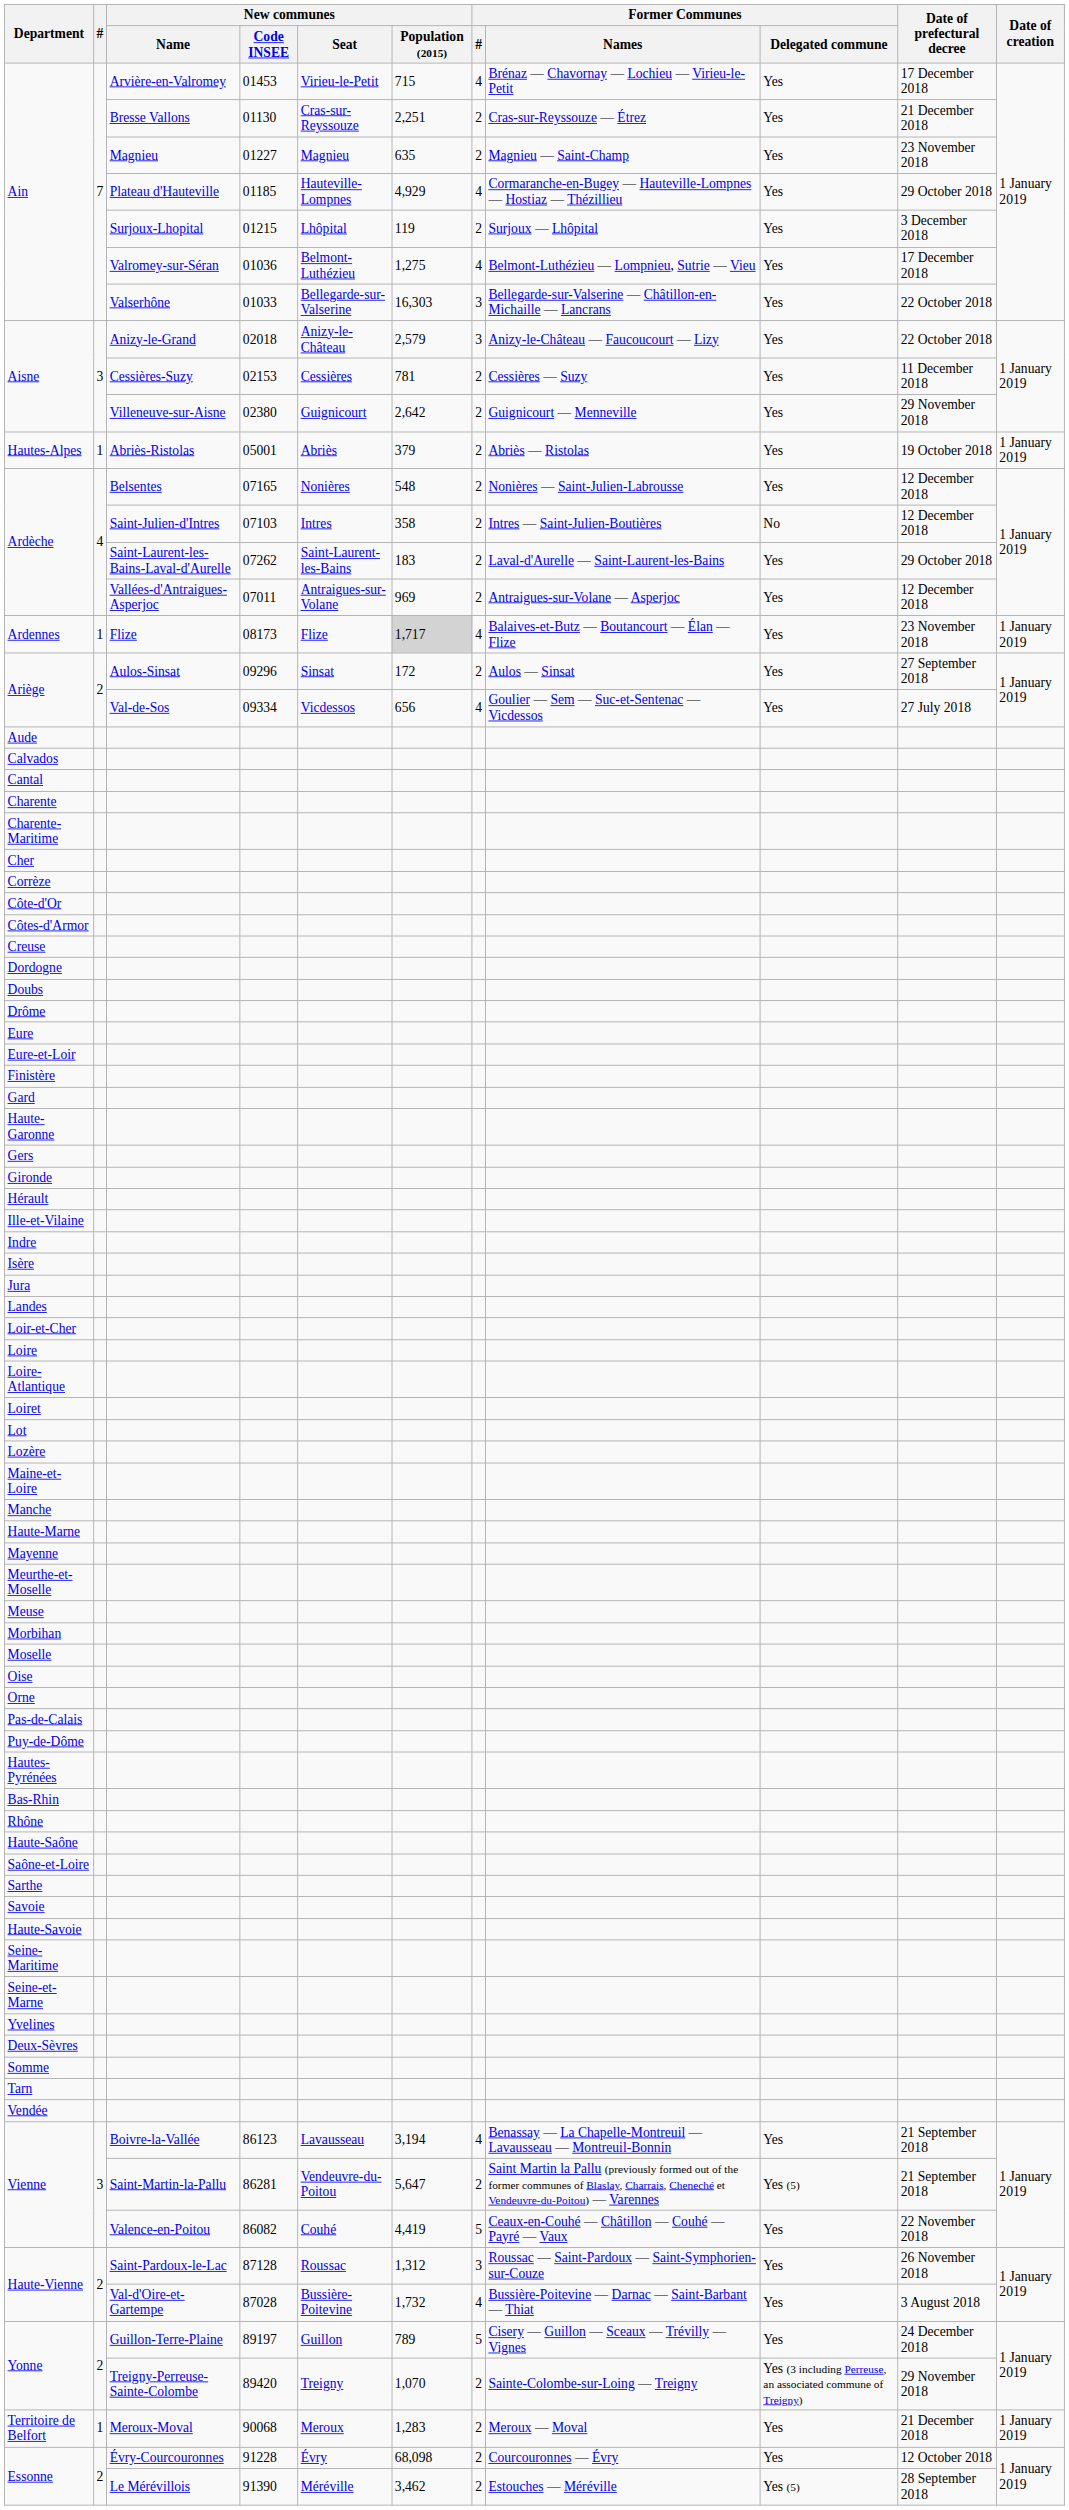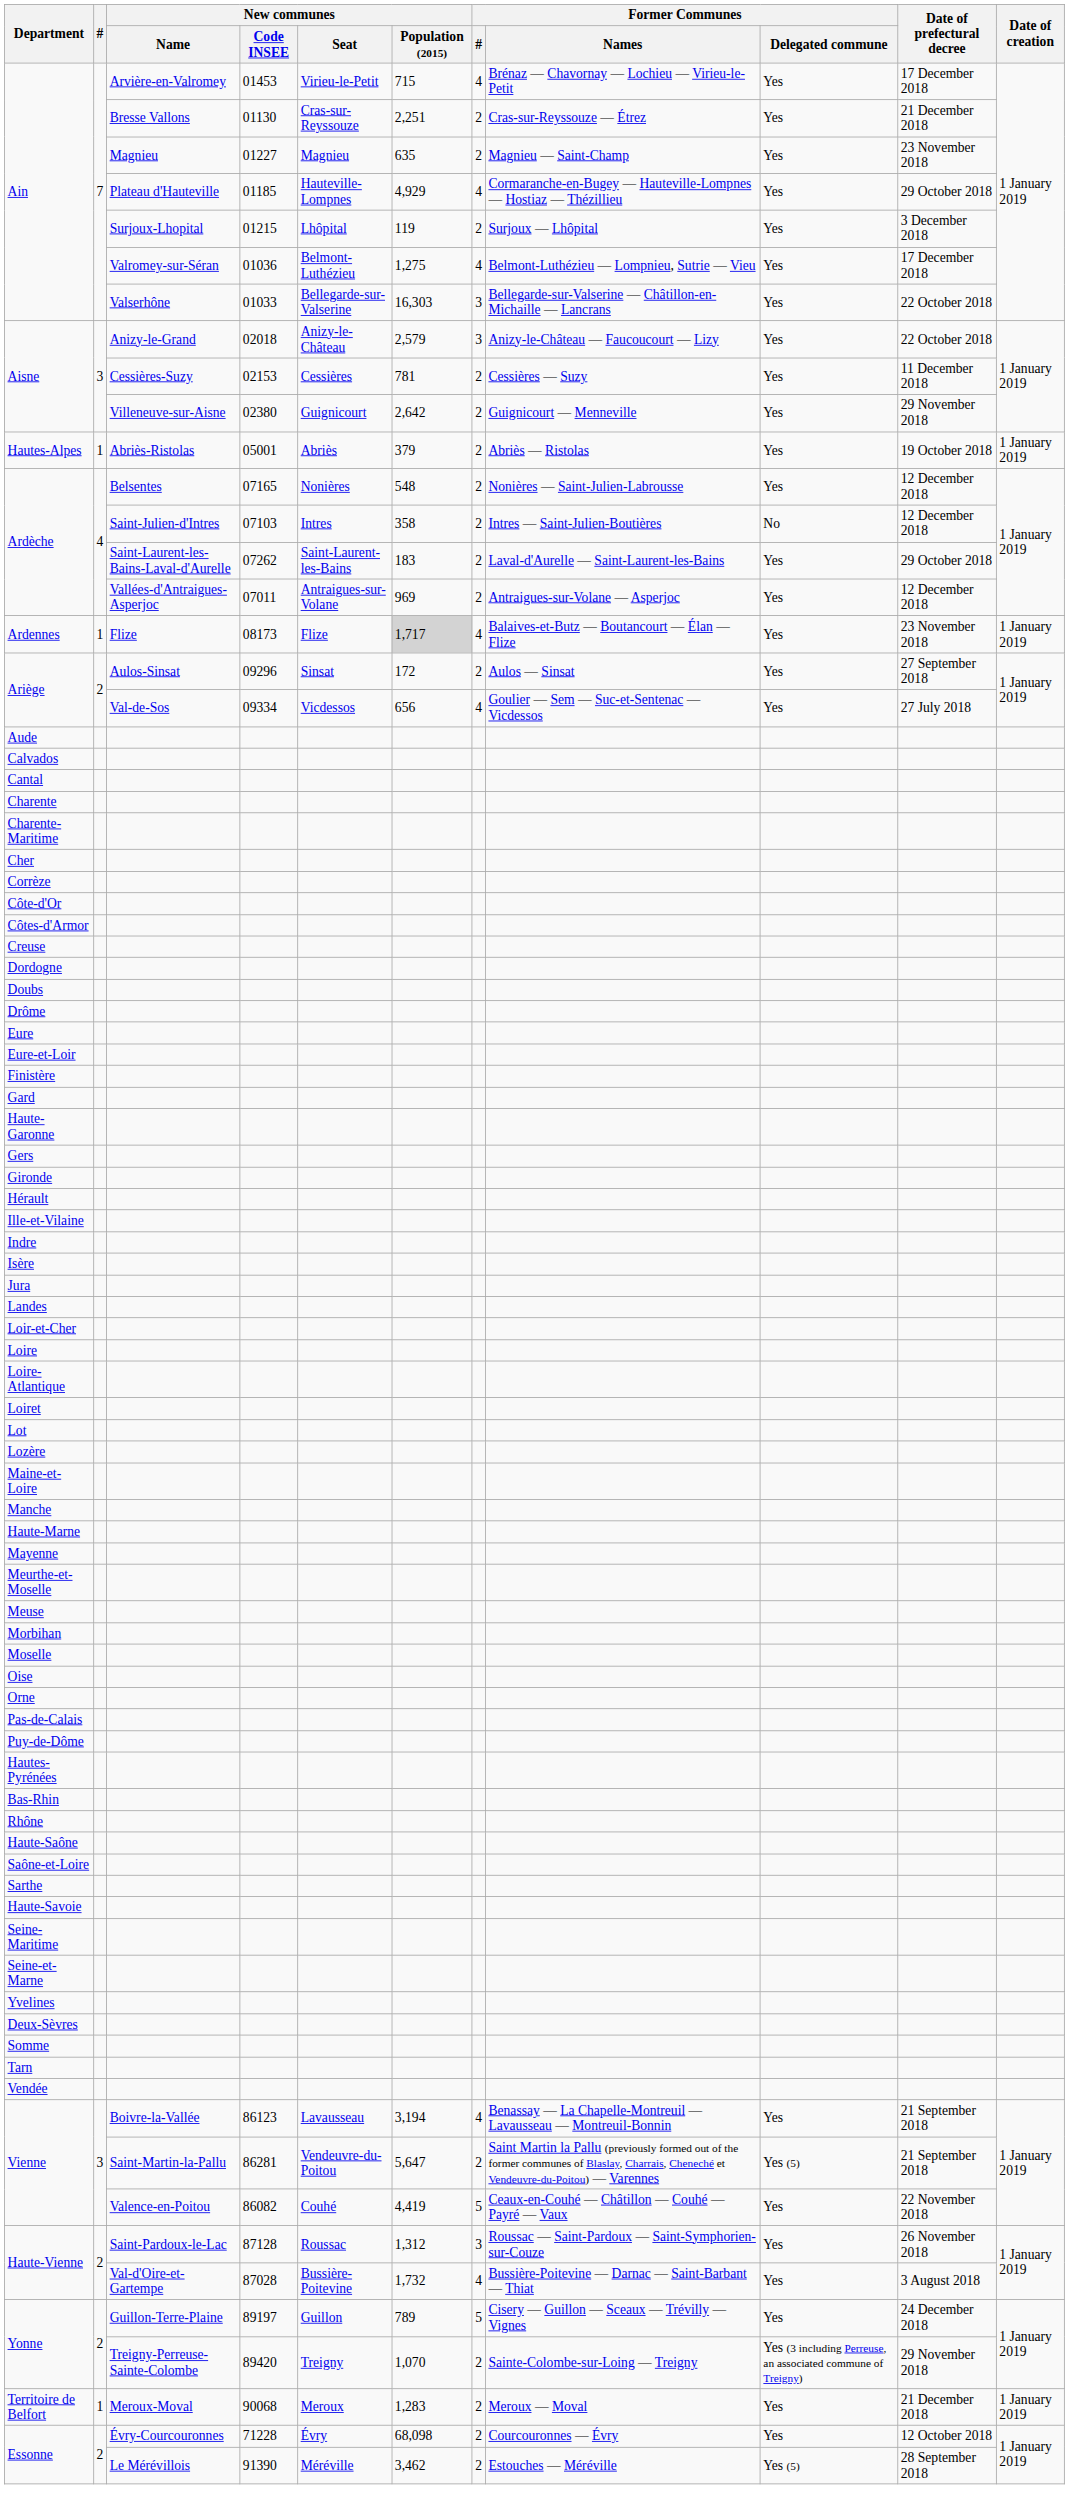- row: (26, 1907)
(260, 2457) 91228 -> (260, 2436) 71228
